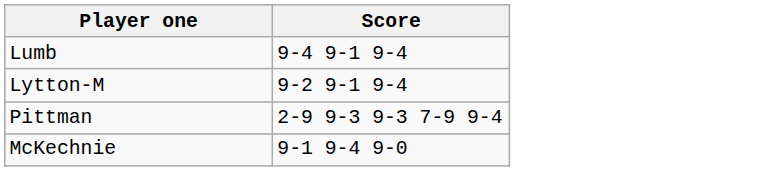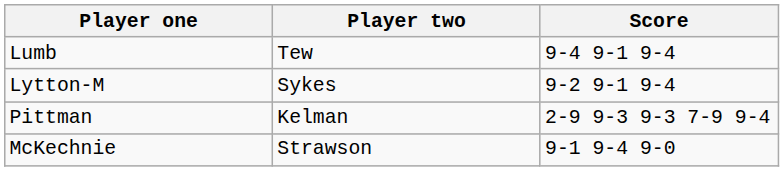+ column: (406, 21)
